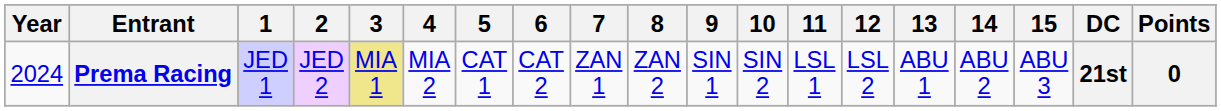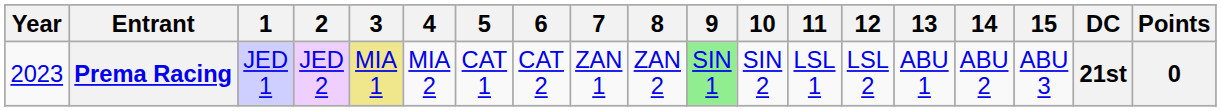(37, 73) 2024 -> (37, 73) 2023
(712, 73) no background -> (712, 73) lightgreen background
